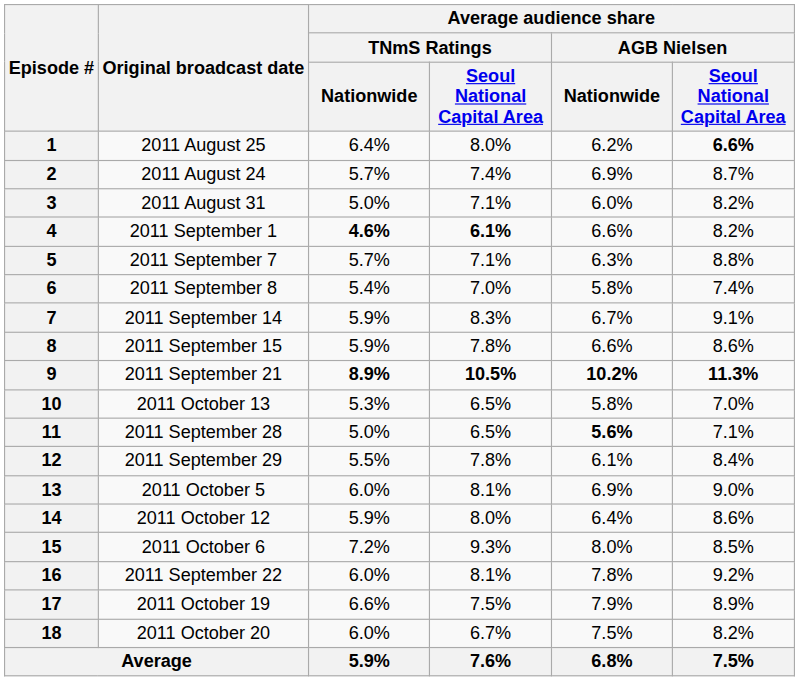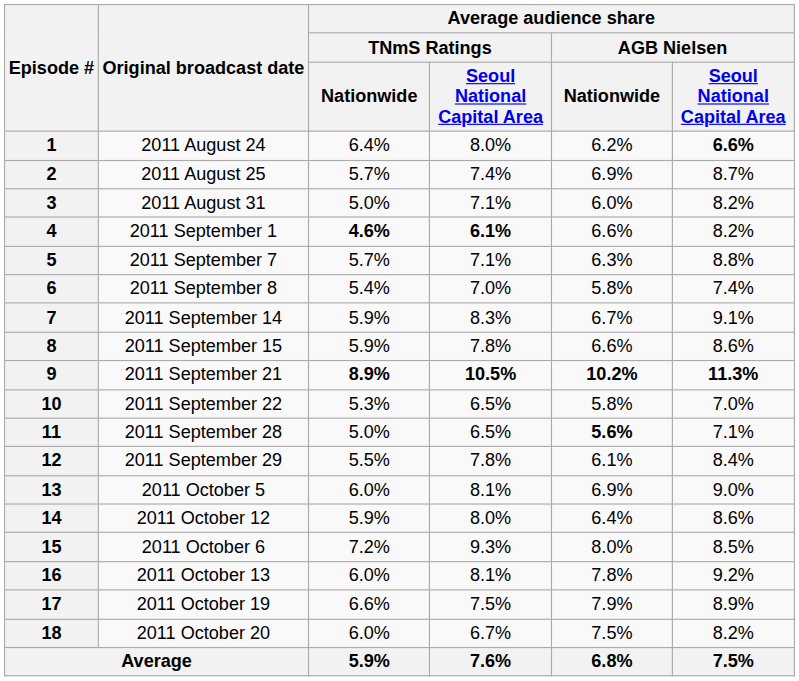(203, 145) 2011 August 25 -> (203, 145) 2011 August 24
(203, 174) 2011 August 24 -> (203, 174) 2011 August 25
(203, 403) 2011 October 13 -> (203, 403) 2011 September 22
(203, 575) 2011 September 22 -> (203, 575) 2011 October 13
